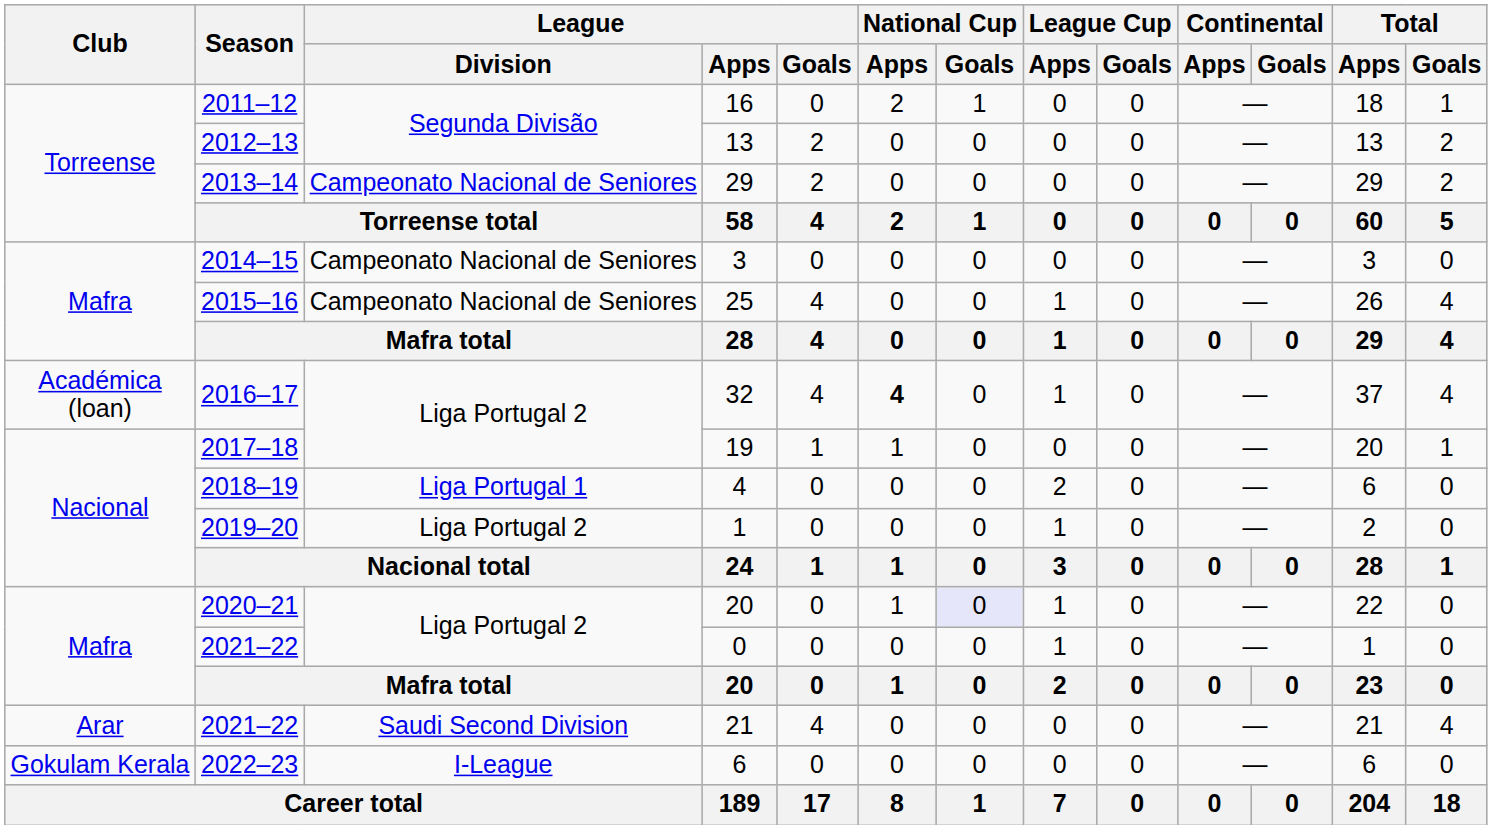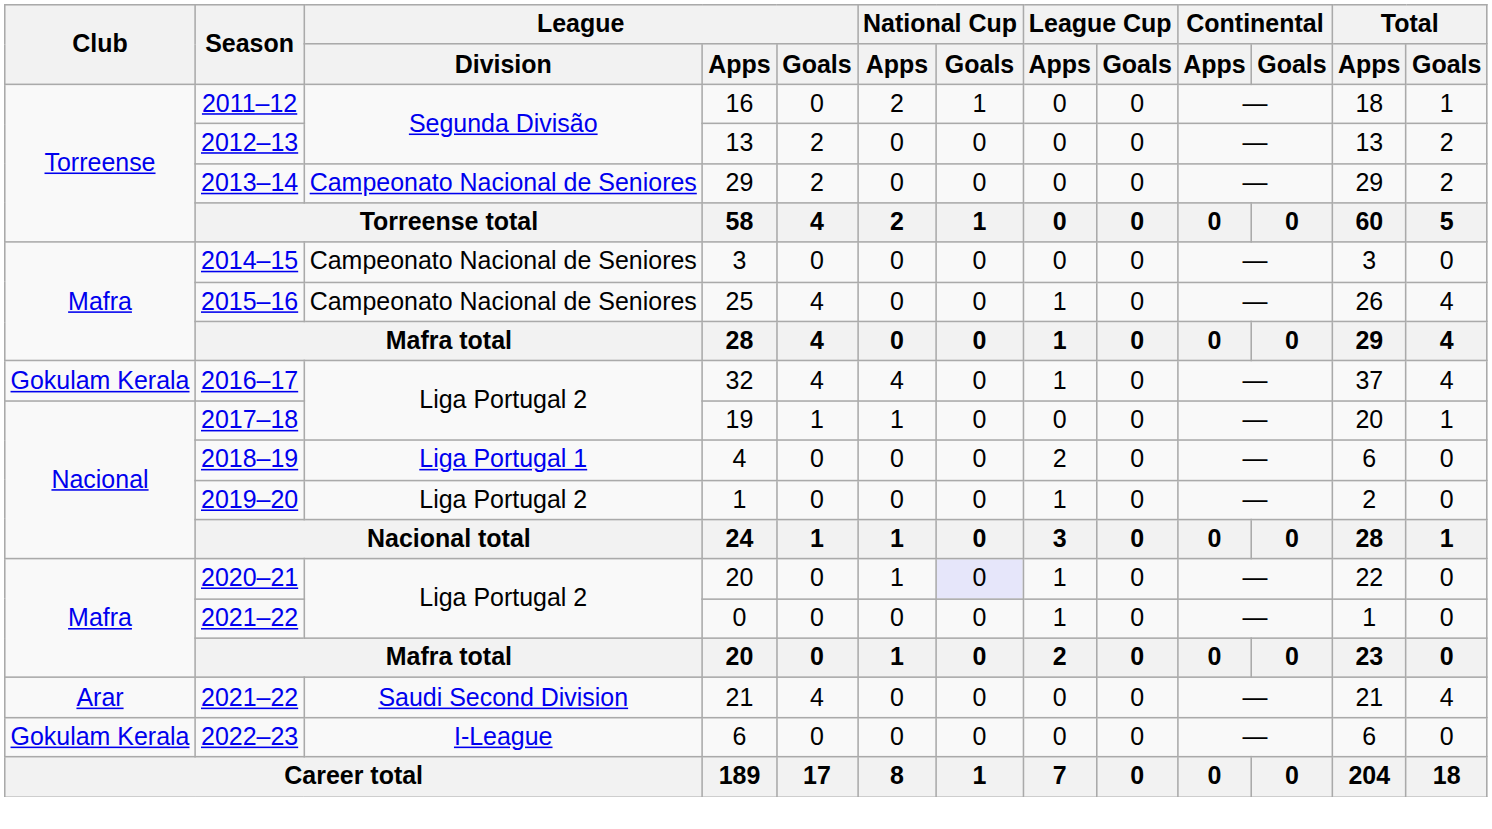(100, 394) Académica (loan) -> (100, 380) Gokulam Kerala
(897, 394) bold -> (897, 380) normal
